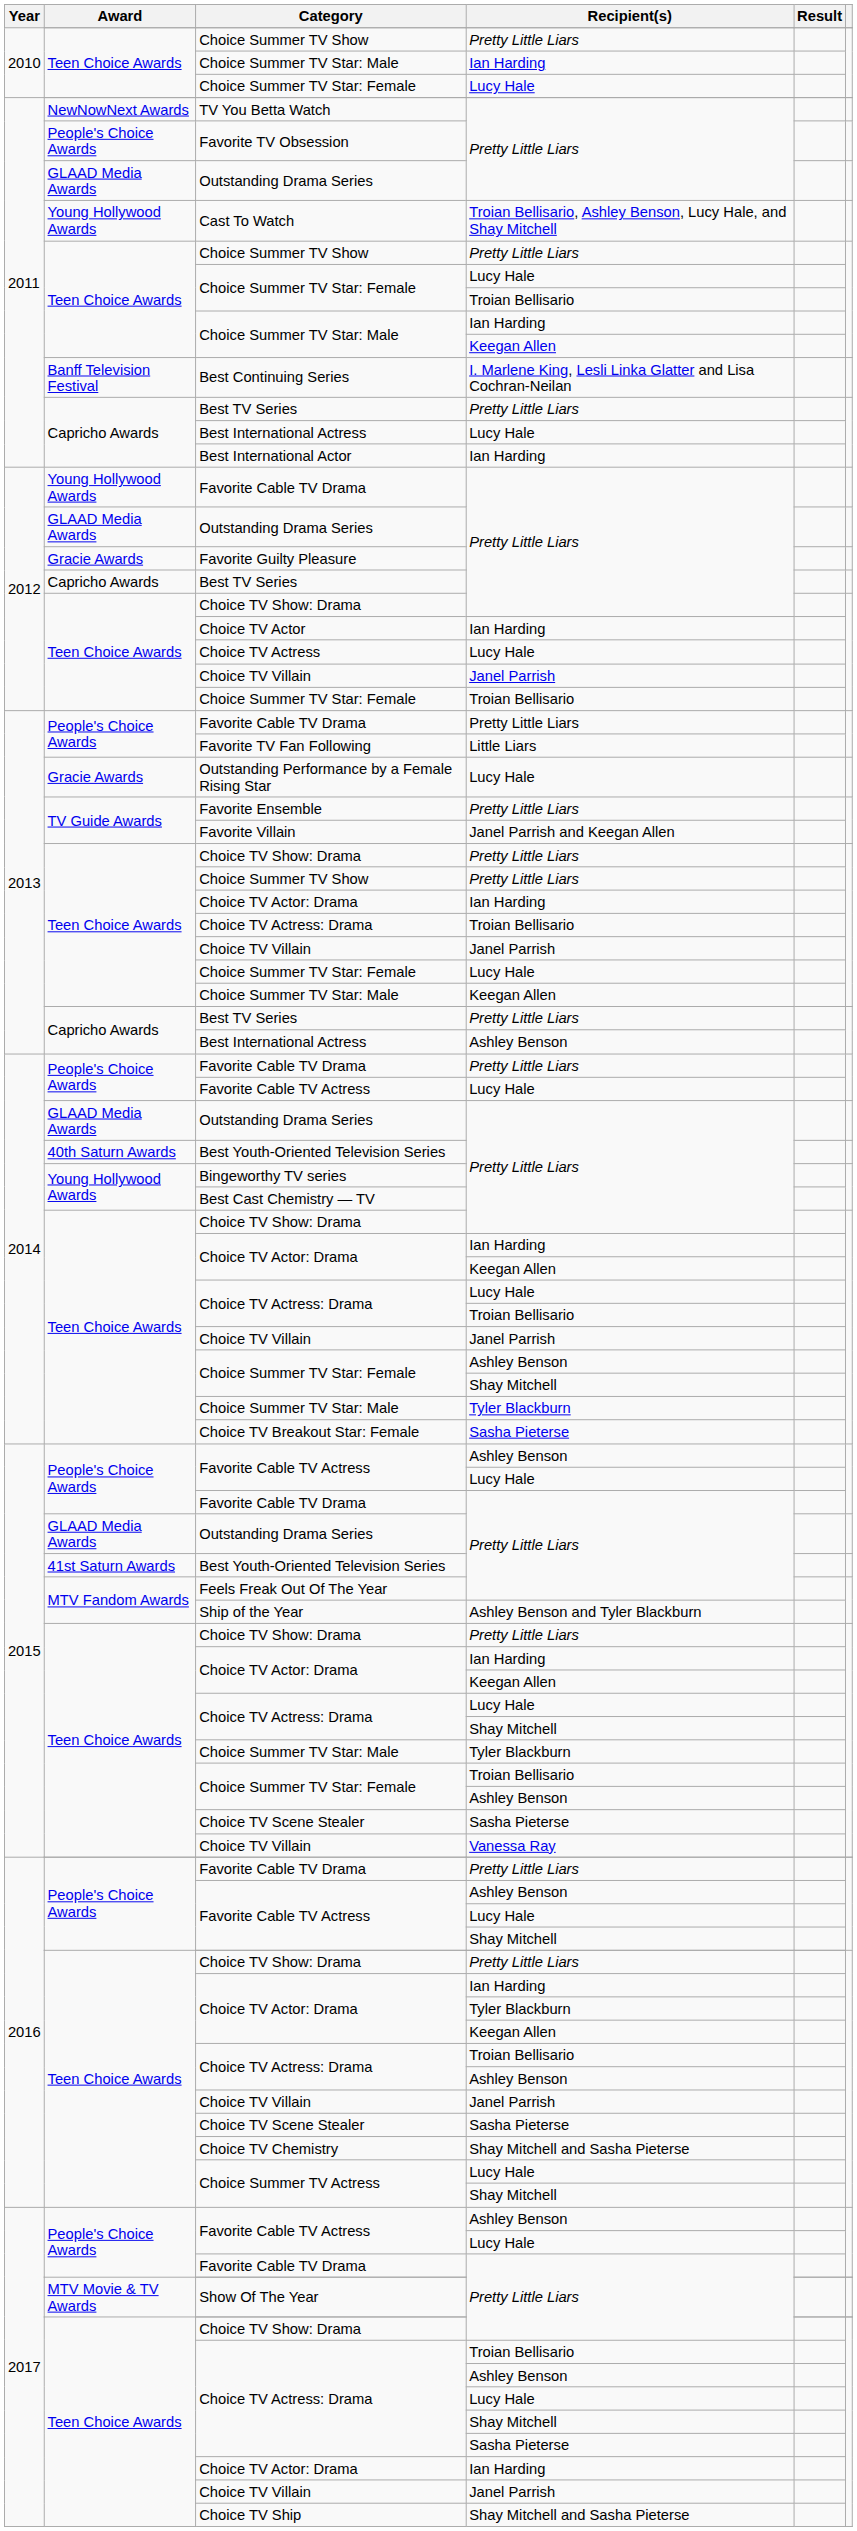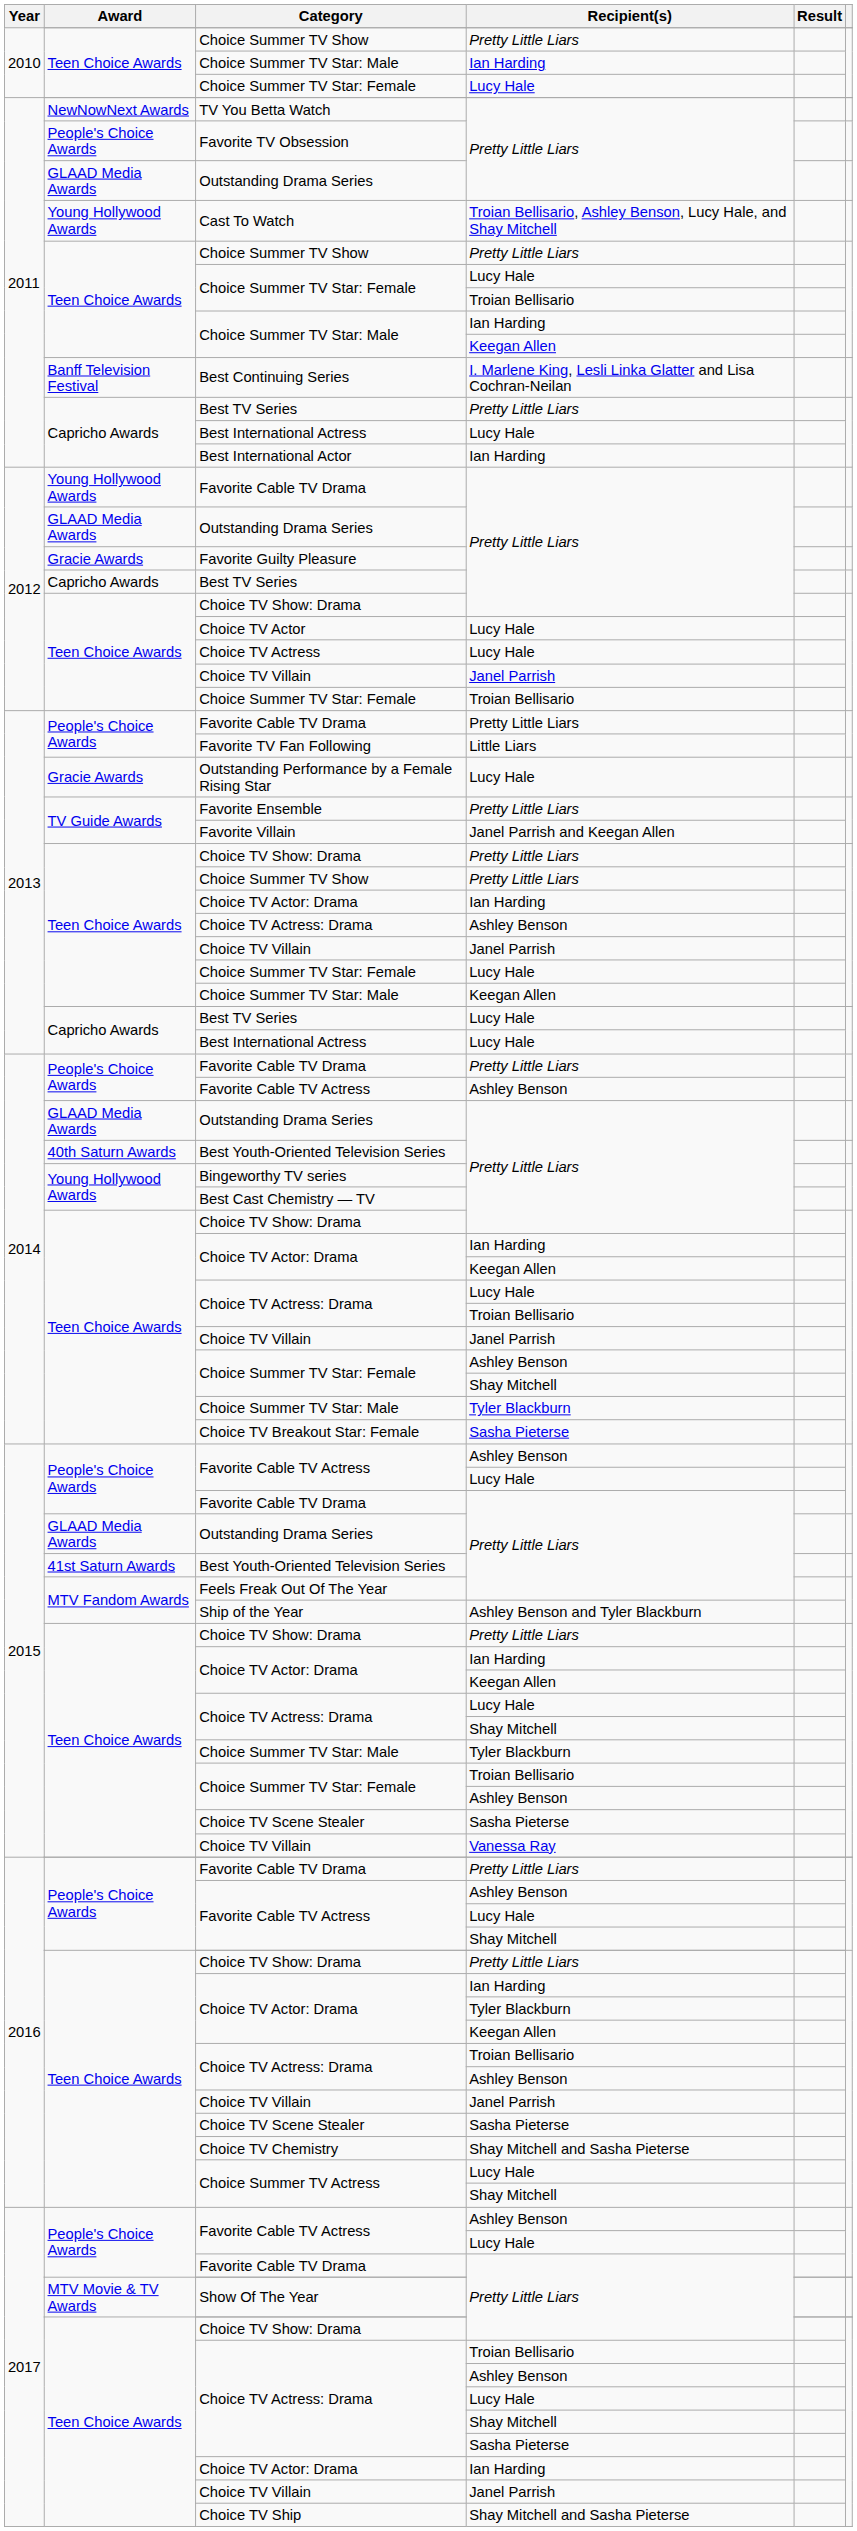(507, 629) Ian Harding -> (502, 629) Lucy Hale
(522, 925) Troian Bellisario -> (518, 925) Ashley Benson
(524, 1019) Pretty Little Liars -> (502, 1019) Lucy Hale
(518, 1042) Ashley Benson -> (502, 1042) Lucy Hale
(502, 1089) Lucy Hale -> (518, 1089) Ashley Benson
